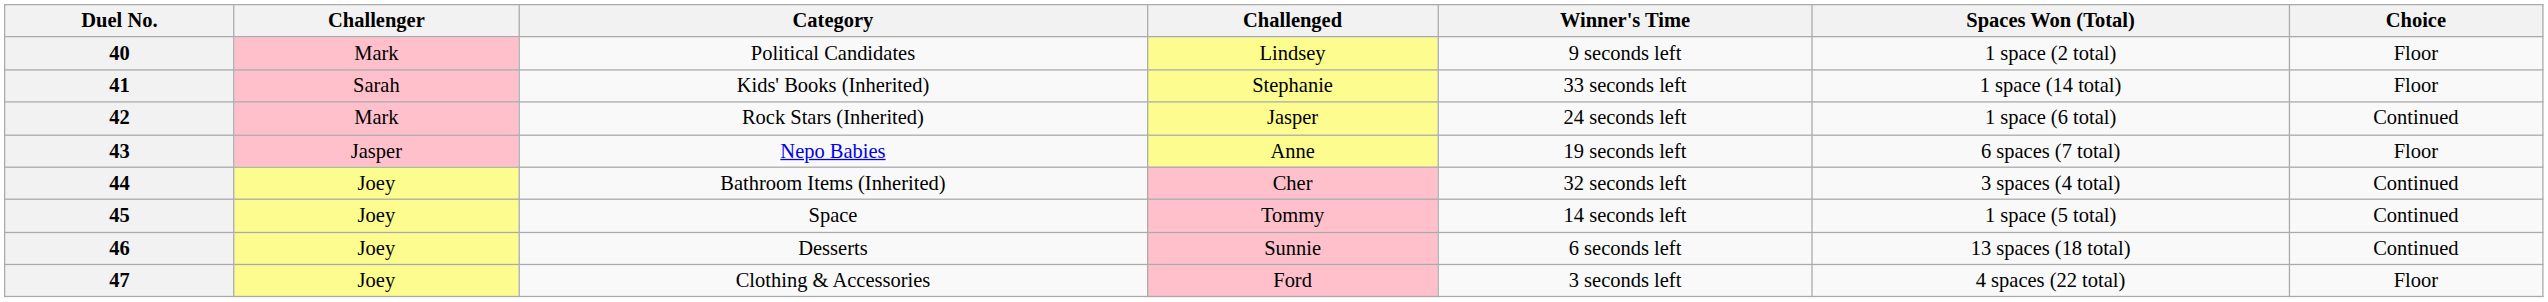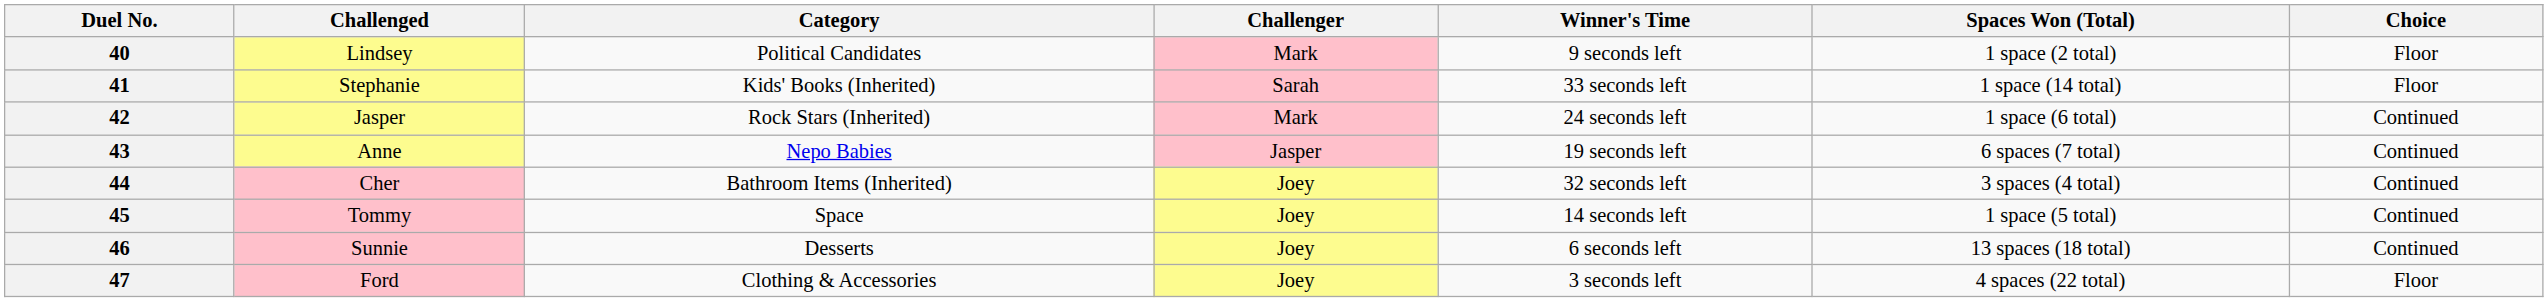columns swapped: (376, 20) <-> (1293, 20)
(2416, 150) Floor -> (2416, 150) Continued
